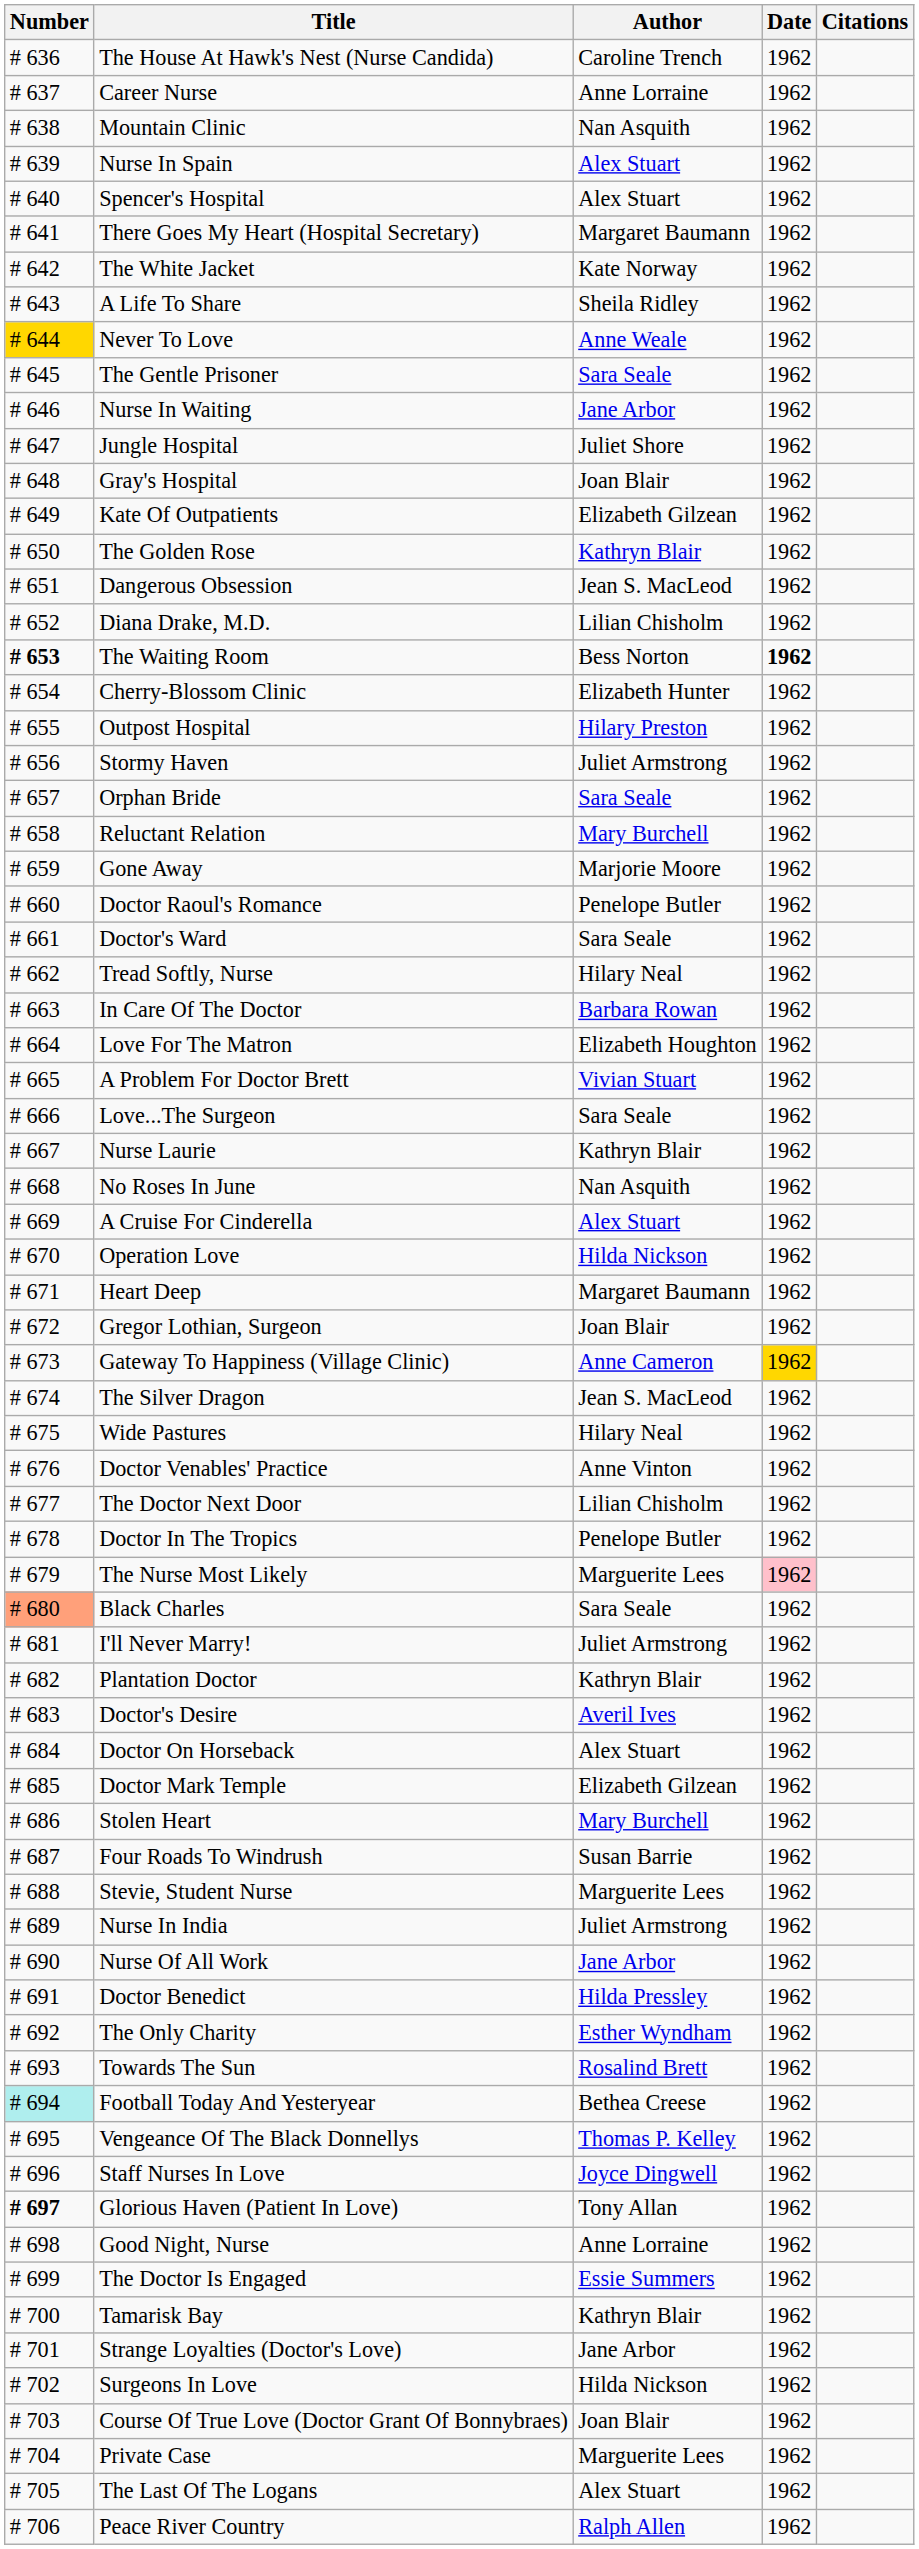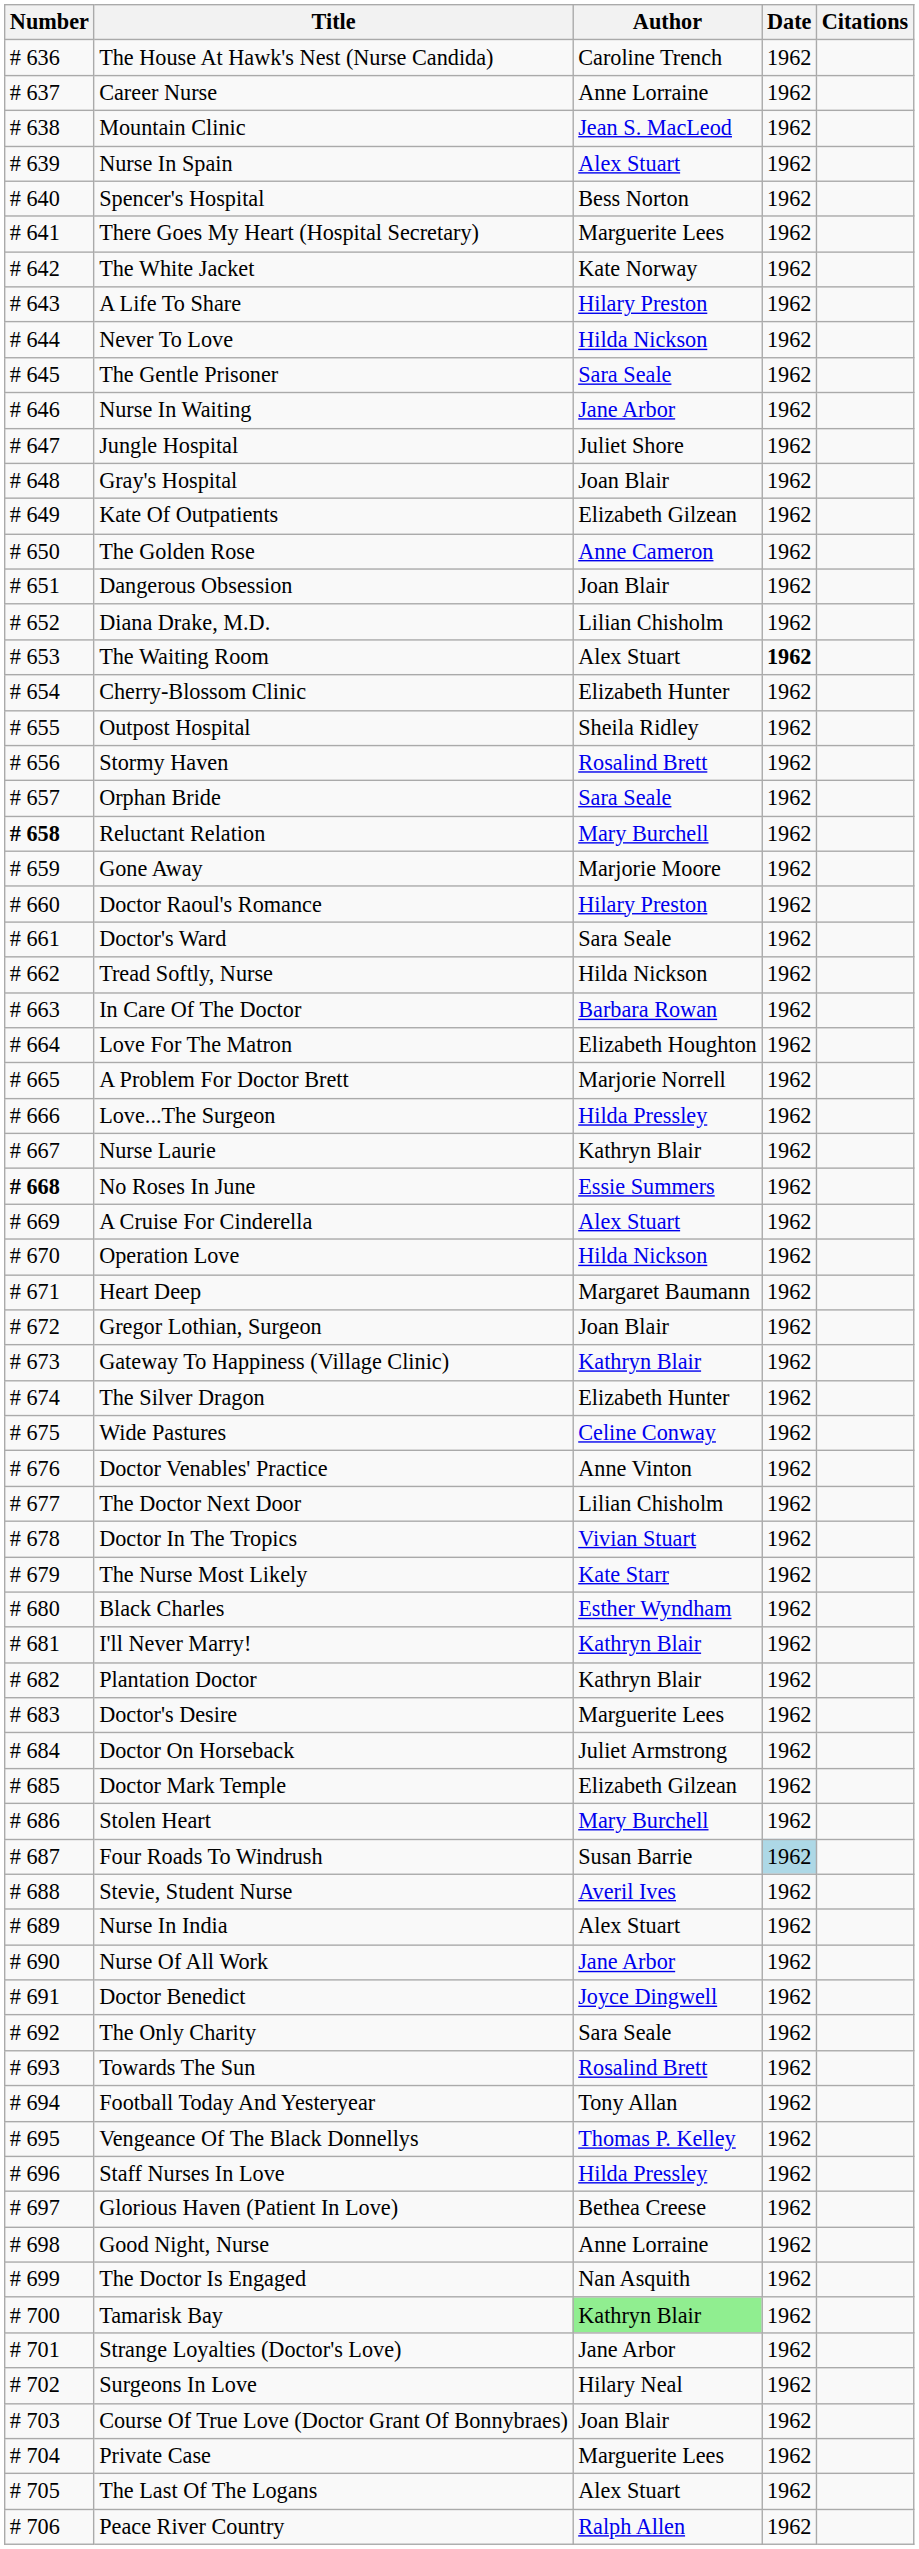(634, 127) Nan Asquith -> (655, 127) Jean S. MacLeod
(629, 198) Alex Stuart -> (633, 198) Bess Norton
(664, 233) Margaret Baumann -> (651, 233) Marguerite Lees
(638, 304) Sheila Ridley -> (643, 304) Hilary Preston
(35, 339) gold background -> (35, 339) no background
(632, 339) Anne Weale -> (643, 339) Hilda Nickson
(640, 551) Kathryn Blair -> (646, 551) Anne Cameron
(655, 586) Jean S. MacLeod -> (624, 586) Joan Blair
(35, 657) bold -> (35, 657) normal
(633, 657) Bess Norton -> (629, 657) Alex Stuart
(643, 727) Hilary Preston -> (638, 727) Sheila Ridley
(653, 762) Juliet Armstrong -> (643, 762) Rosalind Brett
(35, 833) normal -> (35, 833) bold
(650, 903) Penelope Butler -> (643, 903) Hilary Preston
(630, 974) Hilary Neal -> (643, 974) Hilda Nickson
(637, 1080) Vivian Stuart -> (652, 1080) Marjorie Norrell
(625, 1115) Sara Seale -> (643, 1115) Hilda Pressley
(35, 1186) normal -> (35, 1186) bold
(634, 1186) Nan Asquith -> (646, 1186) Essie Summers
(646, 1362) Anne Cameron -> (640, 1362) Kathryn Blair
(789, 1362) gold background -> (789, 1362) no background
(655, 1397) Jean S. MacLeod -> (654, 1397) Elizabeth Hunter
(630, 1432) Hilary Neal -> (647, 1432) Celine Conway
(650, 1538) Penelope Butler -> (637, 1538) Vivian Stuart
(651, 1574) Marguerite Lees -> (624, 1574) Kate Starr
(789, 1574) pink background -> (789, 1574) no background
(35, 1609) lightsalmon background -> (35, 1609) no background
(625, 1609) Sara Seale -> (655, 1609) Esther Wyndham
(653, 1644) Juliet Armstrong -> (640, 1644) Kathryn Blair
(627, 1715) Averil Ives -> (651, 1715) Marguerite Lees
(629, 1750) Alex Stuart -> (653, 1750) Juliet Armstrong
(789, 1856) no background -> (789, 1856) lightblue background
(651, 1891) Marguerite Lees -> (627, 1891) Averil Ives
(653, 1926) Juliet Armstrong -> (629, 1926) Alex Stuart
(643, 1997) Hilda Pressley -> (648, 1997) Joyce Dingwell
(655, 2032) Esther Wyndham -> (625, 2032) Sara Seale
(35, 2103) paleturquoise background -> (35, 2103) no background
(642, 2103) Bethea Creese -> (628, 2103) Tony Allan
(648, 2173) Joyce Dingwell -> (643, 2173) Hilda Pressley
(35, 2208) bold -> (35, 2208) normal
(628, 2208) Tony Allan -> (642, 2208) Bethea Creese
(646, 2279) Essie Summers -> (634, 2279) Nan Asquith
(640, 2314) no background -> (640, 2314) lightgreen background
(643, 2385) Hilda Nickson -> (630, 2385) Hilary Neal
